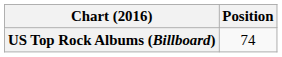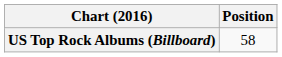(248, 39) 74 -> (248, 39) 58
